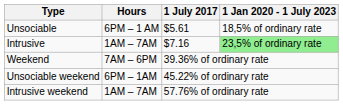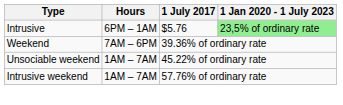- row: (32, 28)
(131, 44) 1AM – 7AM -> (131, 28) 6PM – 1AM
(176, 44) $7.16 -> (174, 28) $5.76
(131, 76) 6PM – 1AM -> (131, 60) 1AM – 7AM
